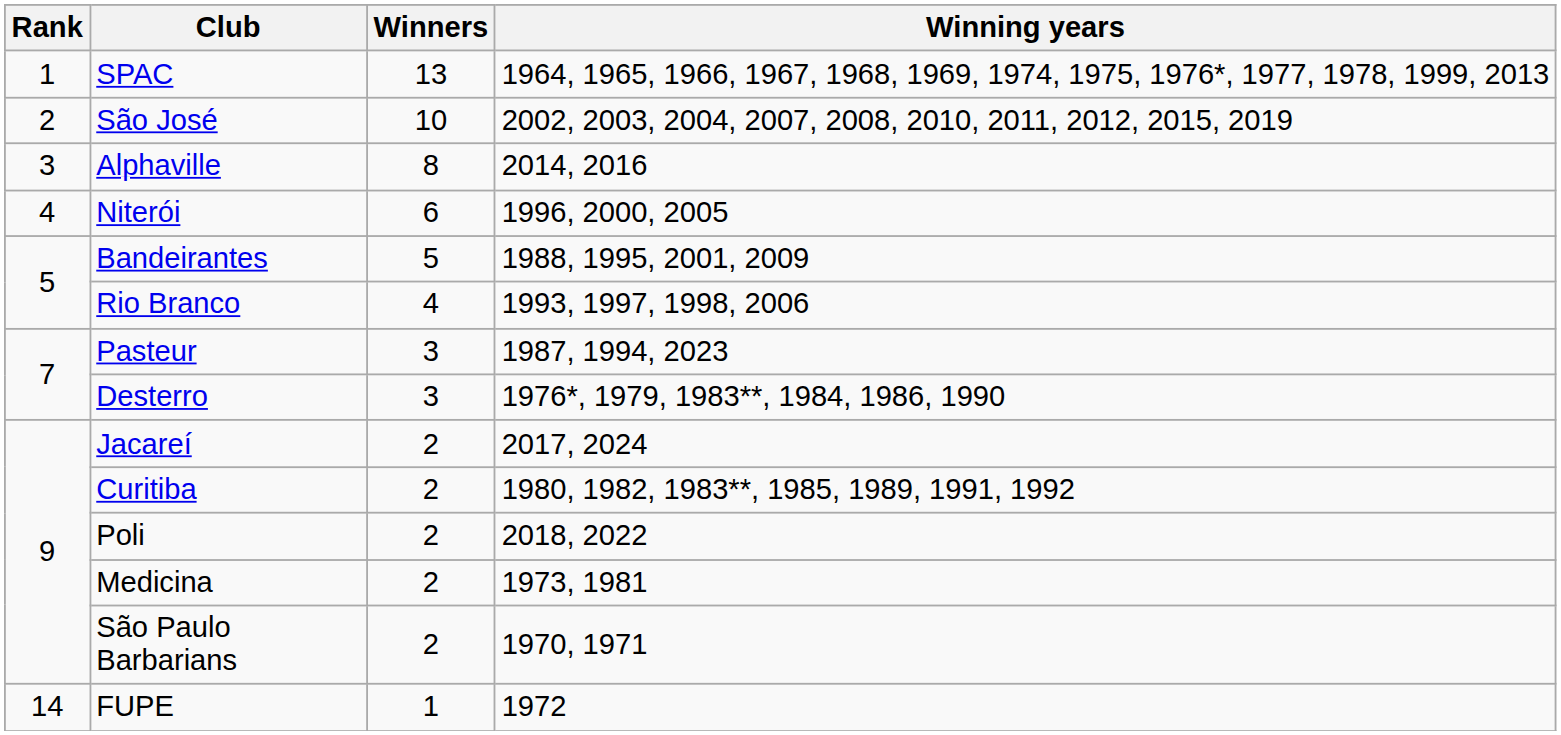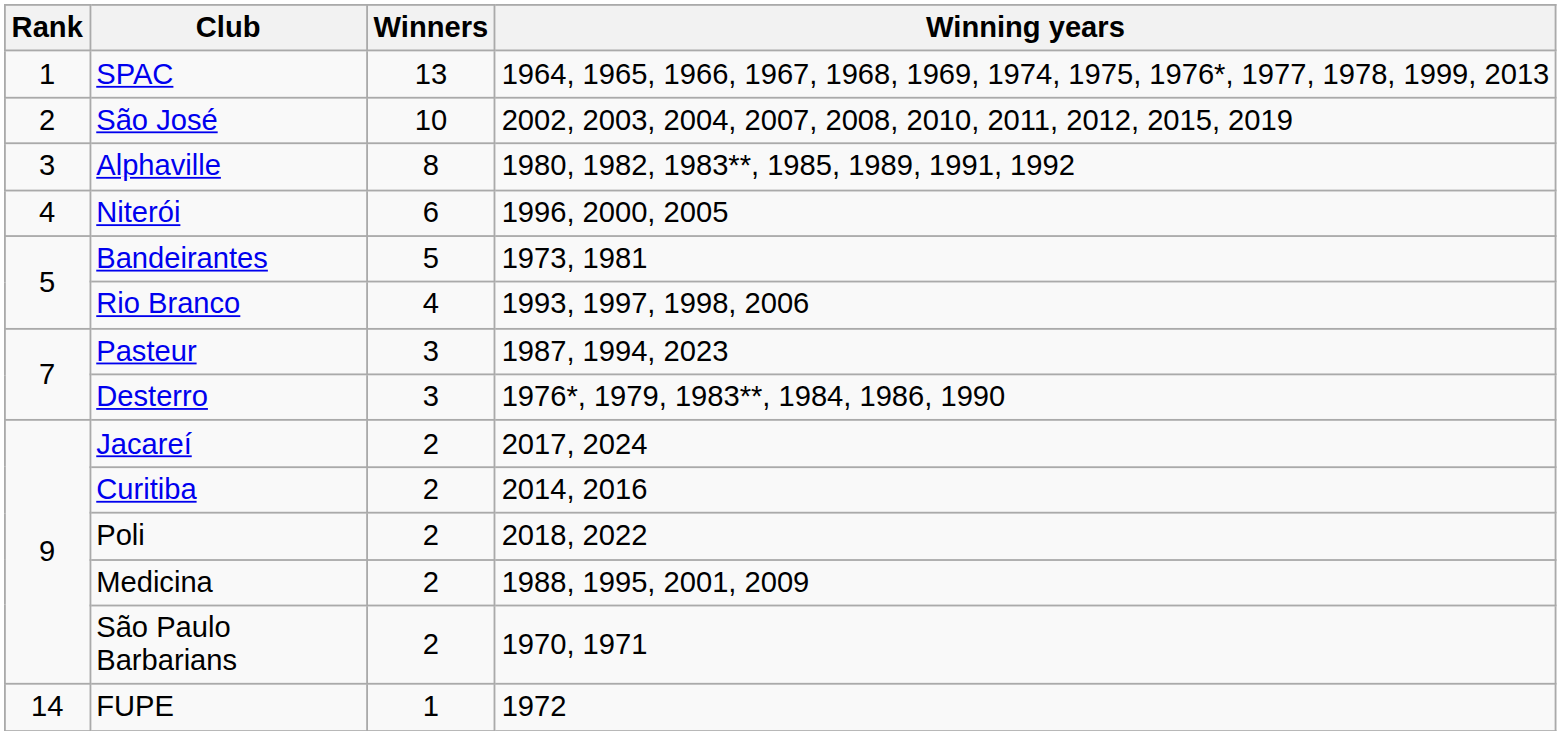(574, 166) 2014, 2016 -> (788, 166) 1980, 1982, 1983**, 1985, 1989, 1991, 1992
(655, 258) 1988, 1995, 2001, 2009 -> (574, 258) 1973, 1981
(788, 489) 1980, 1982, 1983**, 1985, 1989, 1991, 1992 -> (574, 489) 2014, 2016
(574, 581) 1973, 1981 -> (655, 581) 1988, 1995, 2001, 2009
